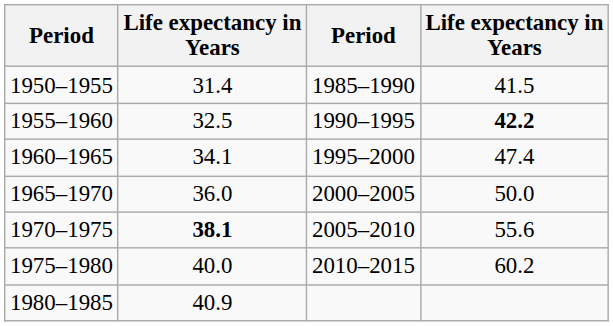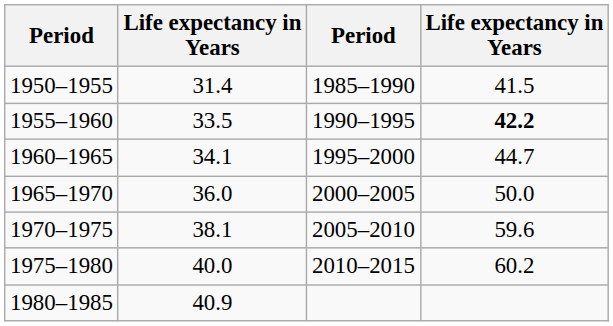(212, 120) 32.5 -> (212, 120) 33.5
(514, 157) 47.4 -> (514, 157) 44.7
(212, 229) bold -> (212, 229) normal
(514, 229) 55.6 -> (514, 229) 59.6
